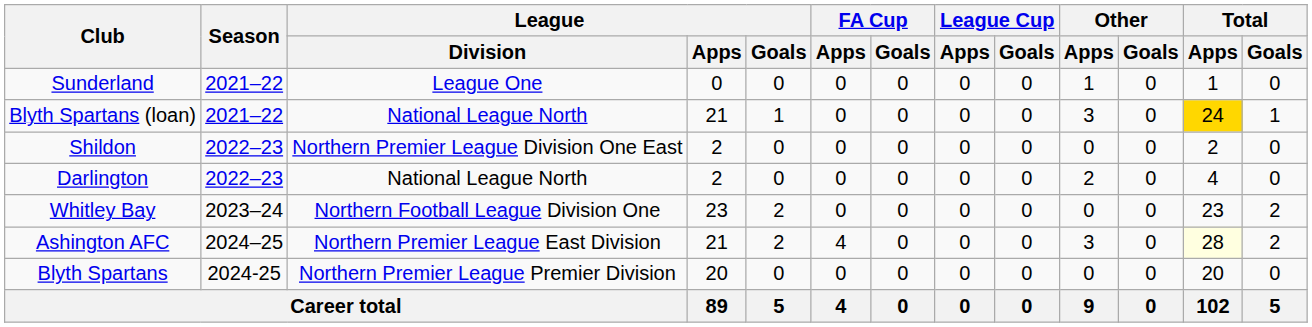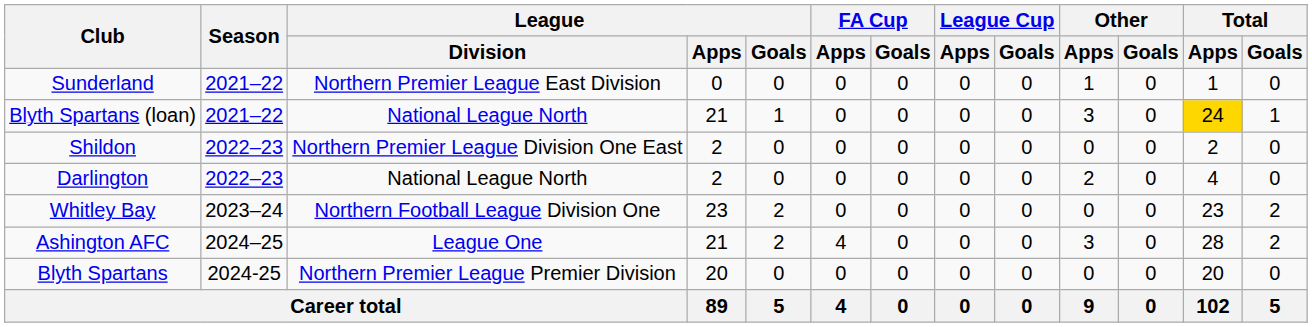(487, 83) League One -> (487, 83) Northern Premier League East Division
(487, 242) Northern Premier League East Division -> (487, 242) League One
(1213, 242) lightyellow background -> (1213, 242) no background
